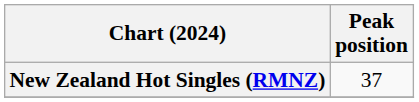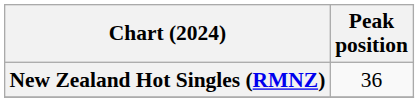(371, 79) 37 -> (371, 79) 36
